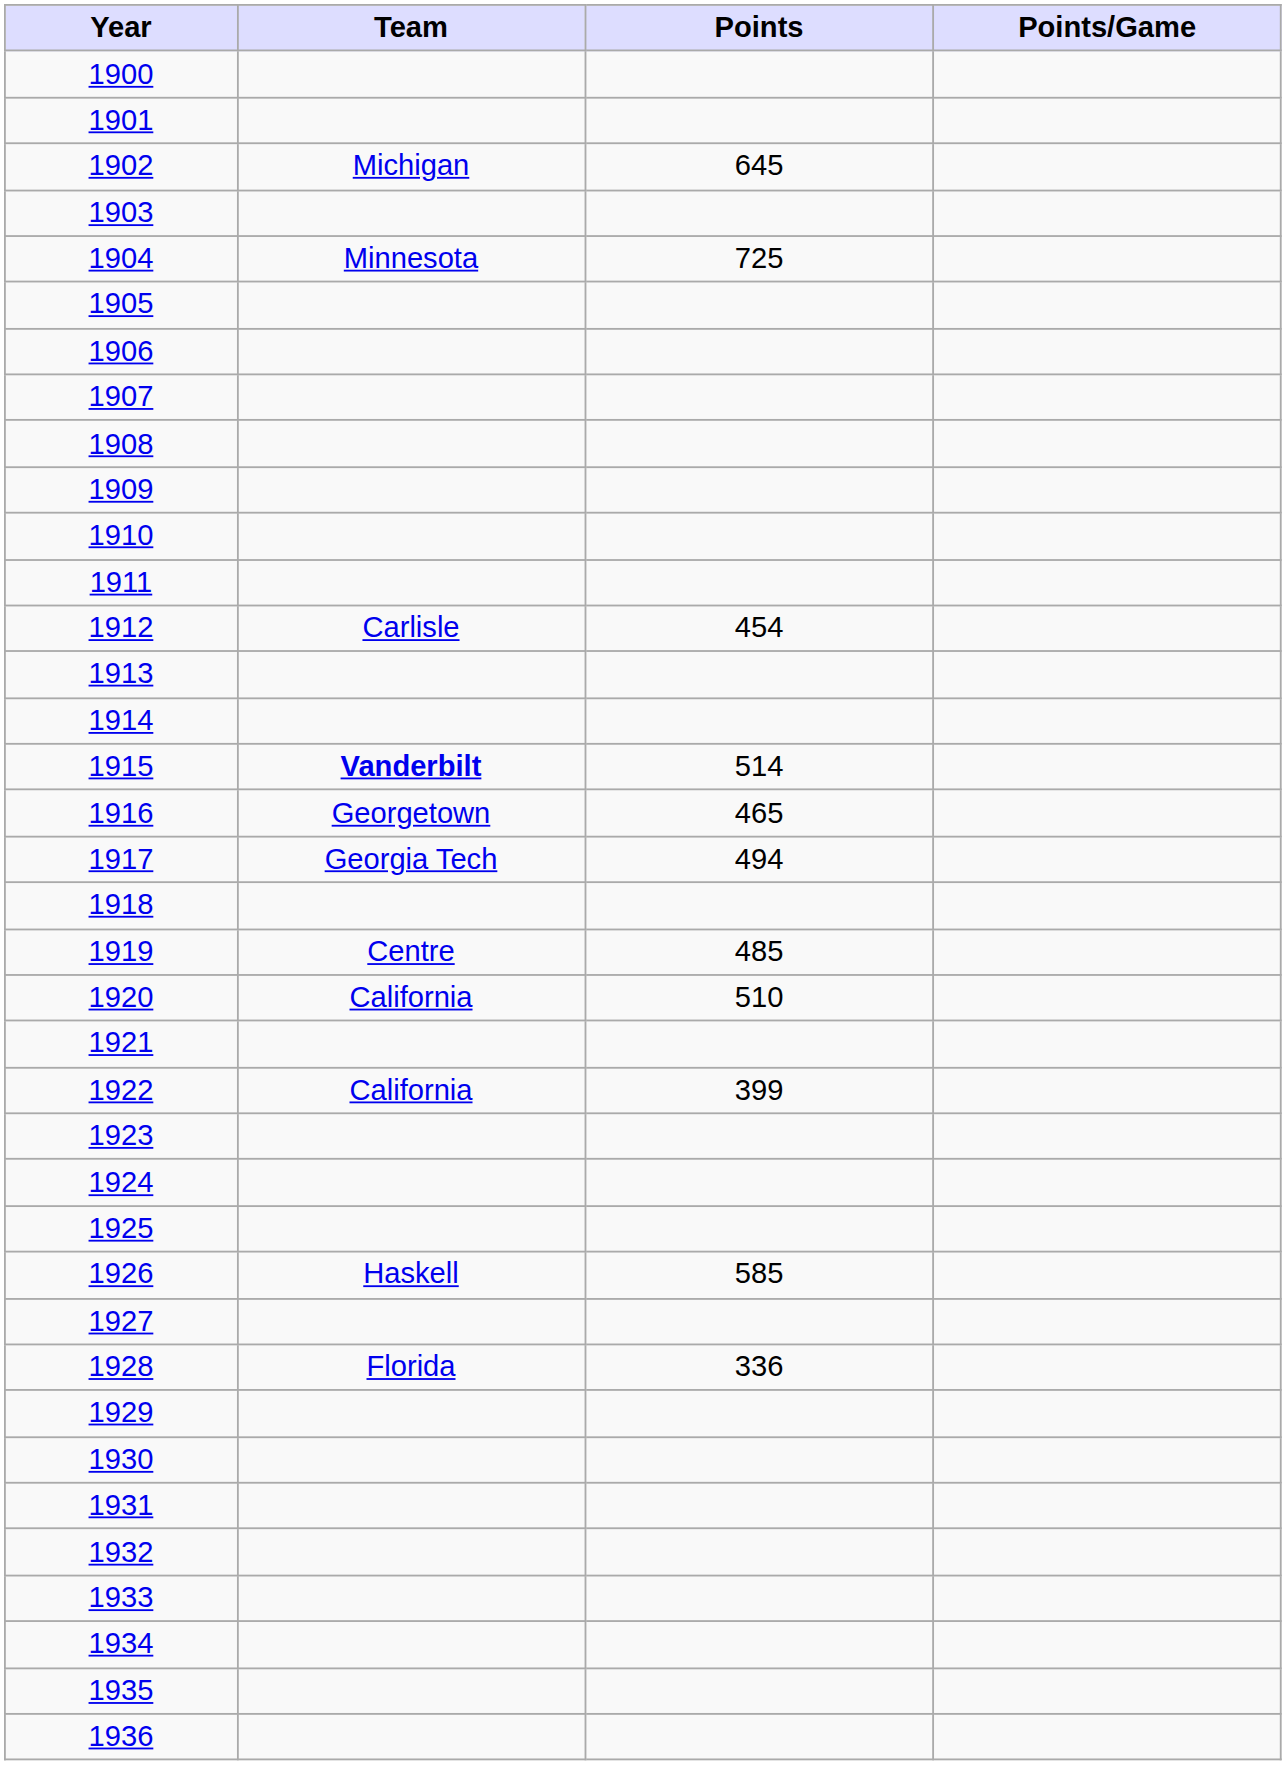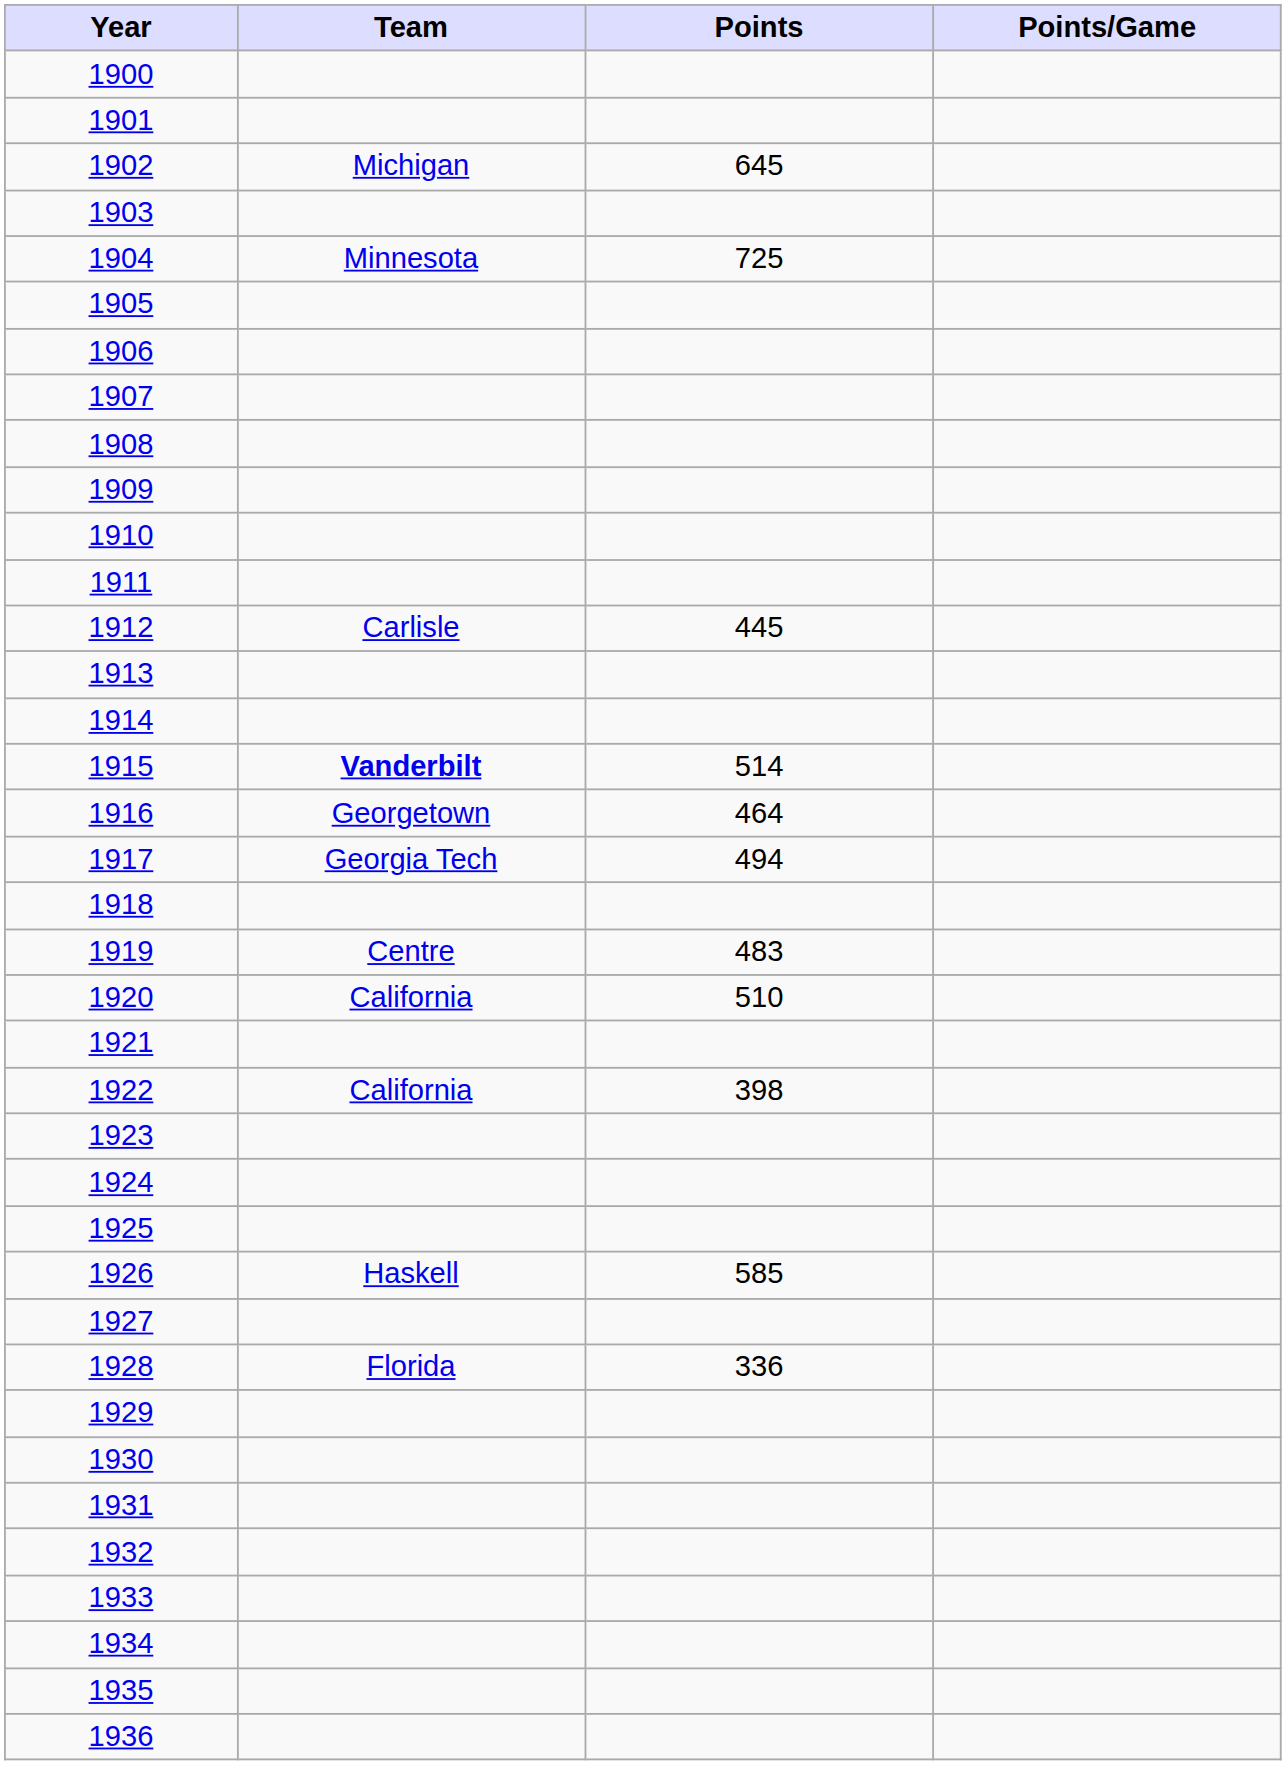(759, 627) 454 -> (759, 627) 445
(759, 812) 465 -> (759, 812) 464
(759, 951) 485 -> (759, 951) 483
(759, 1089) 399 -> (759, 1089) 398
